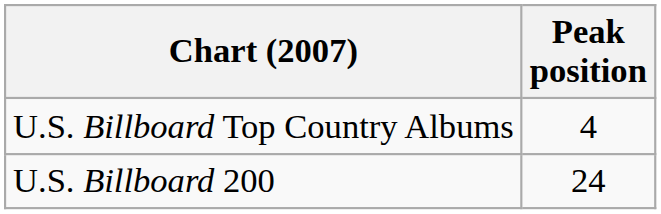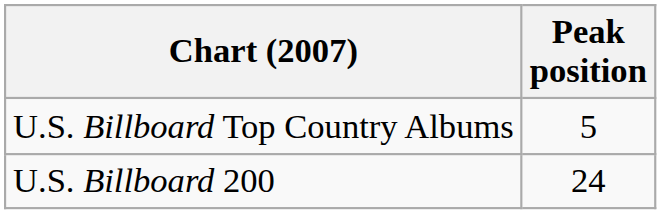(588, 125) 4 -> (588, 125) 5
